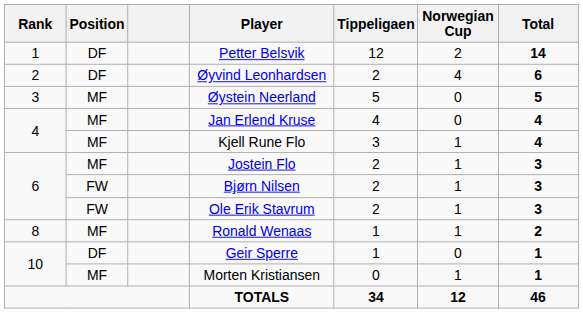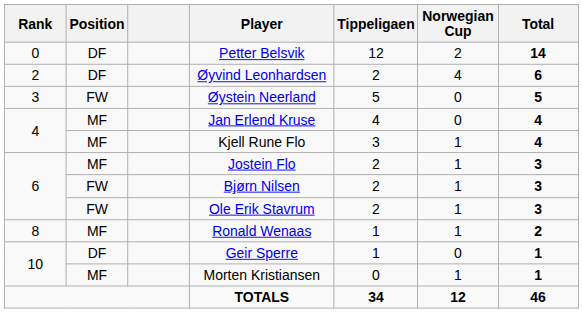(35, 53) 1 -> (35, 53) 0
(97, 98) MF -> (97, 98) FW
